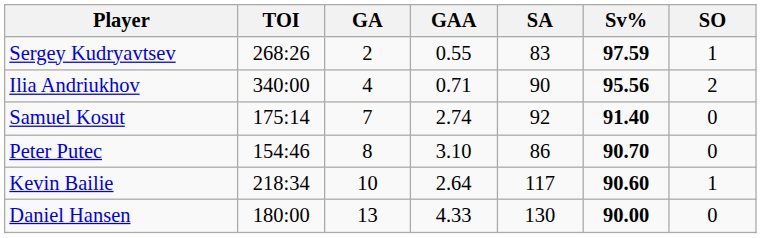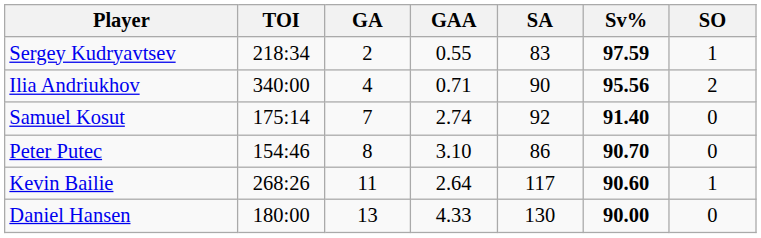(281, 53) 268:26 -> (281, 53) 218:34
(281, 183) 218:34 -> (281, 183) 268:26
(367, 183) 10 -> (367, 183) 11
